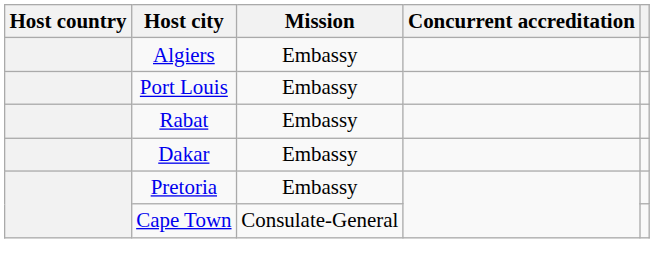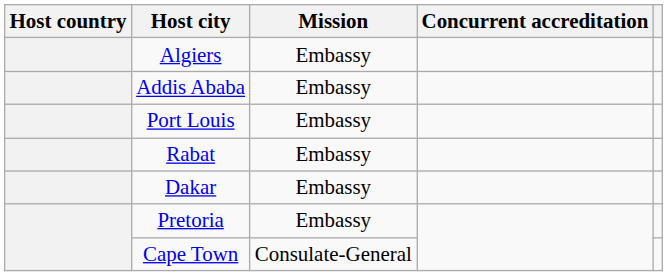+ row: (191, 87)
